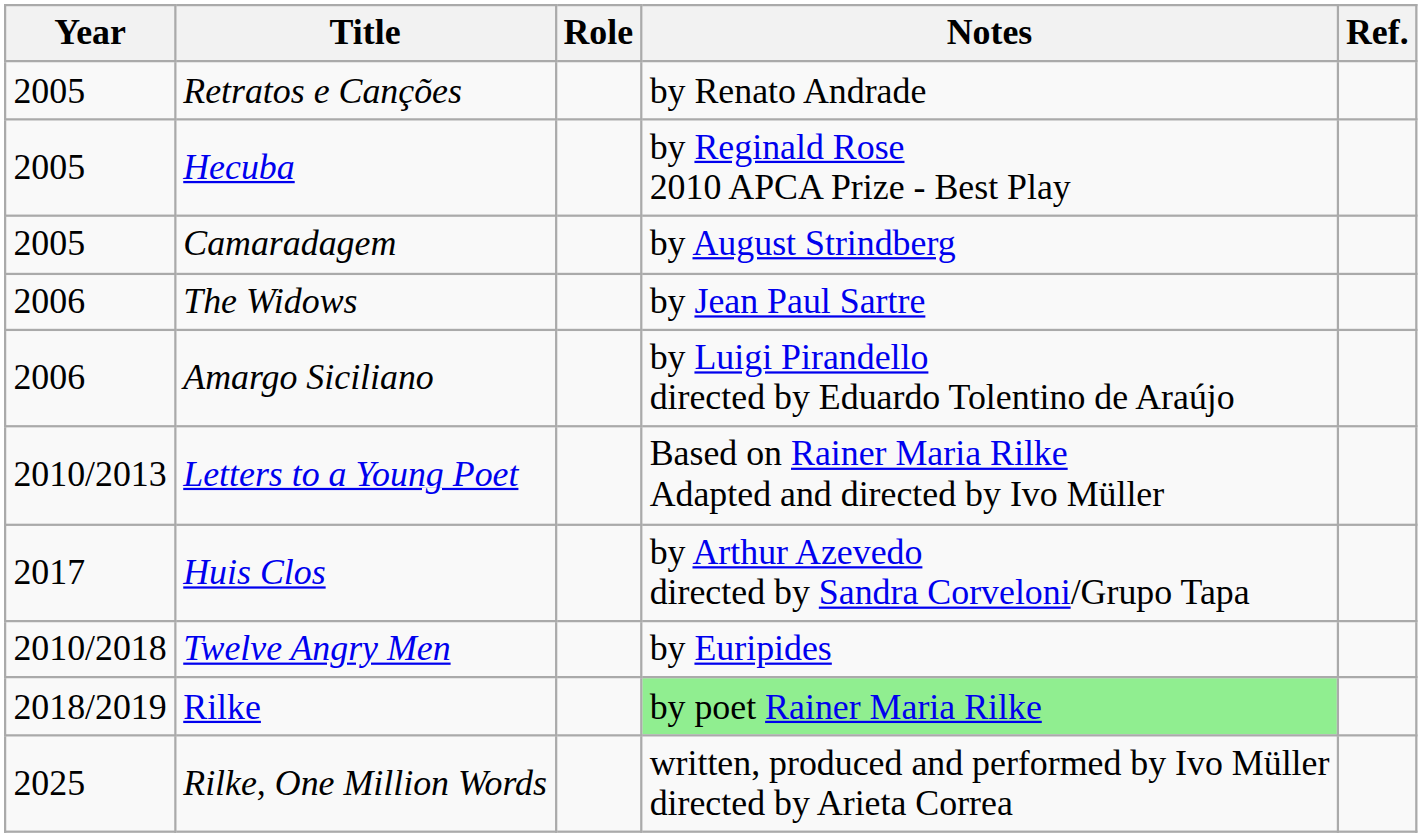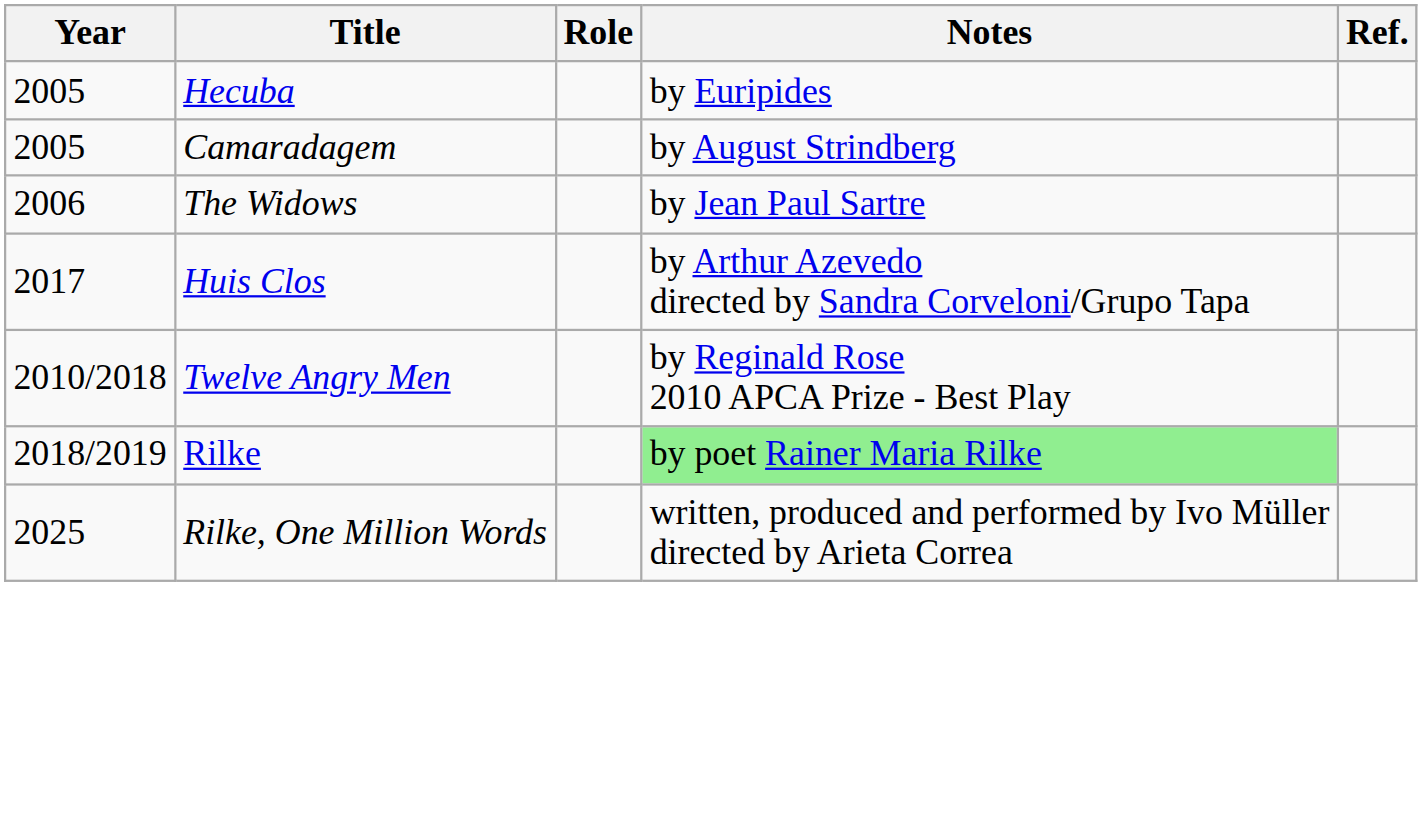- row: (323, 89)
(860, 166) by Reginald Rose 2010 APCA Prize - Best Play -> (741, 89) by Euripides
- row: (309, 377)
- row: (351, 474)
(741, 648) by Euripides -> (860, 377) by Reginald Rose 2010 APCA Prize - Best Play
